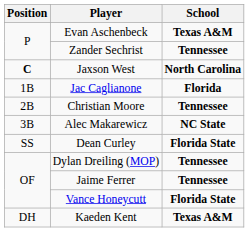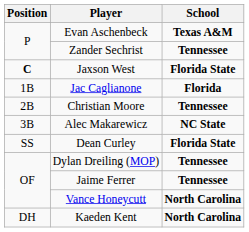(203, 69) North Carolina -> (203, 69) Florida State
(203, 198) Florida State -> (203, 198) North Carolina
(203, 217) Texas A&M -> (203, 217) North Carolina
